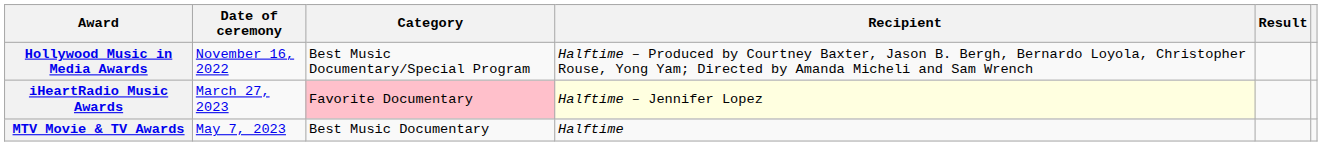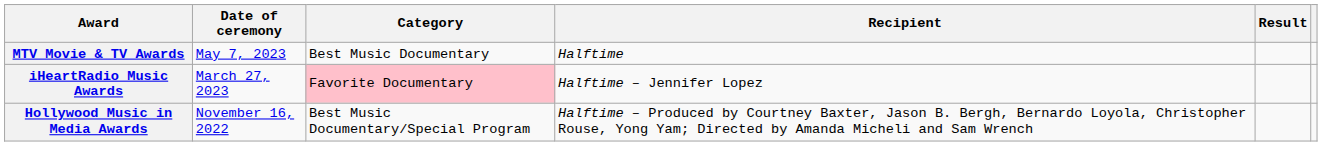rows swapped: (99, 62) <-> (99, 130)
(660, 100) lightyellow background -> (660, 84) no background
